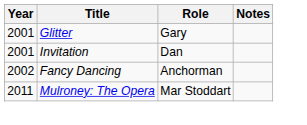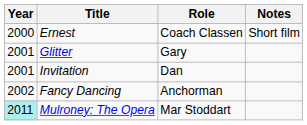+ row: (57, 33)
(20, 91) no background -> (20, 110) paleturquoise background
